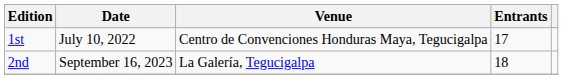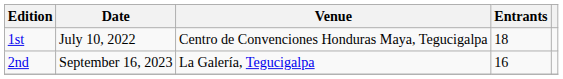(501, 39) 17 -> (501, 39) 18
(501, 62) 18 -> (501, 62) 16
